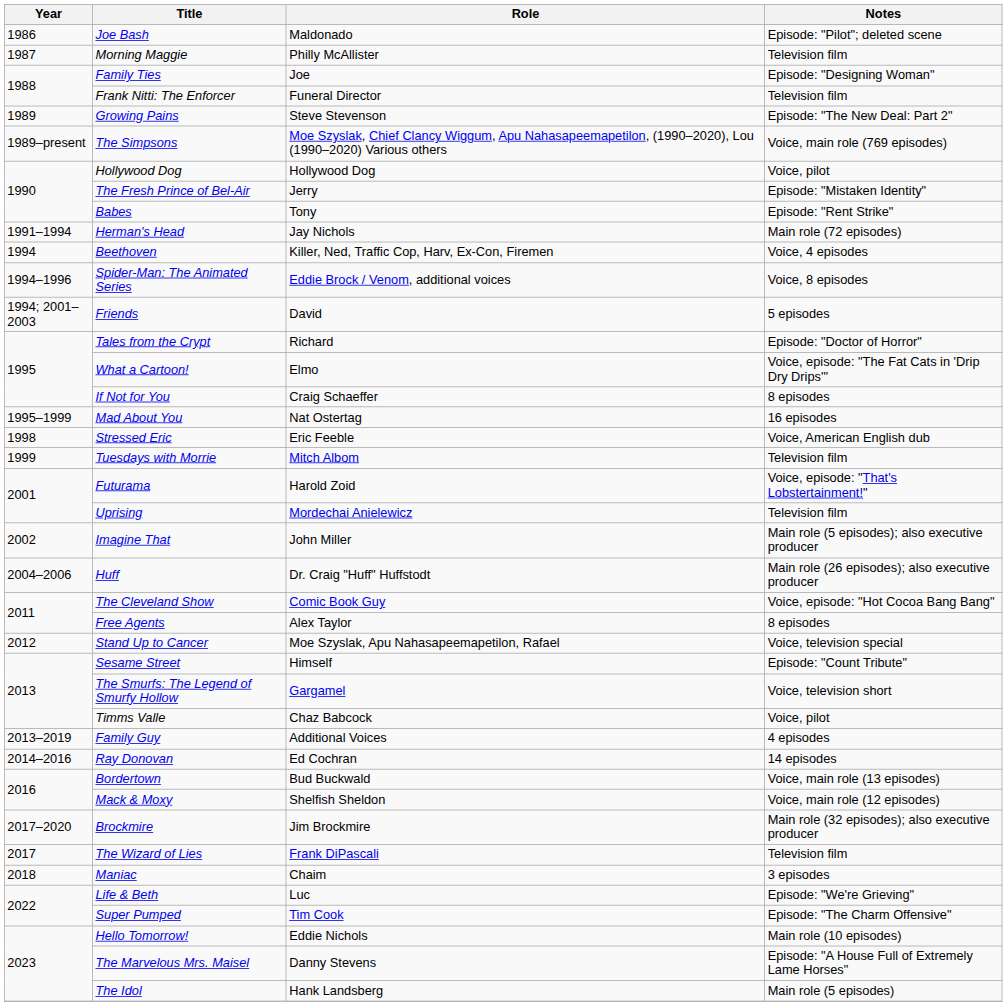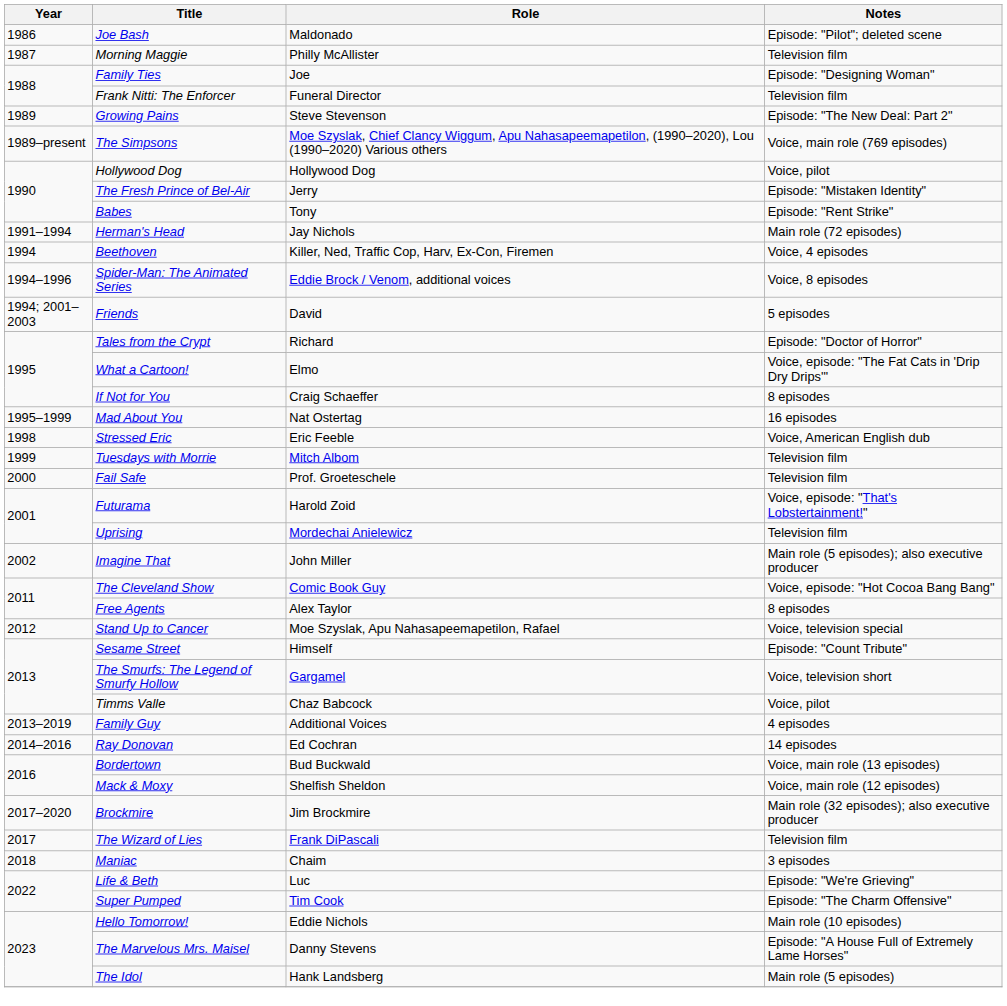+ row: (121, 478)
- row: (107, 575)
